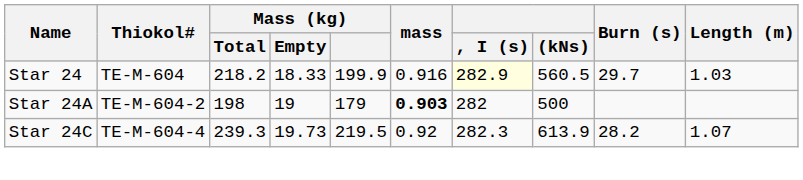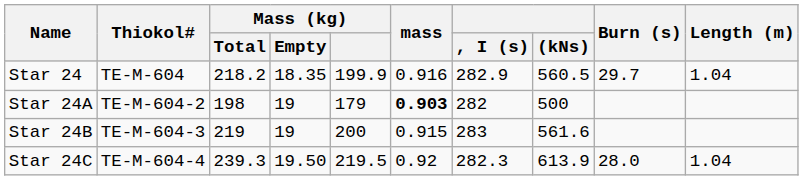(300, 76) 18.33 -> (300, 76) 18.35
(482, 76) lightyellow background -> (482, 76) no background
(711, 76) 1.03 -> (711, 76) 1.04
+ row: (51, 132)
(300, 132) 19.73 -> (300, 161) 19.50
(619, 132) 28.2 -> (619, 161) 28.0
(711, 132) 1.07 -> (711, 161) 1.04
